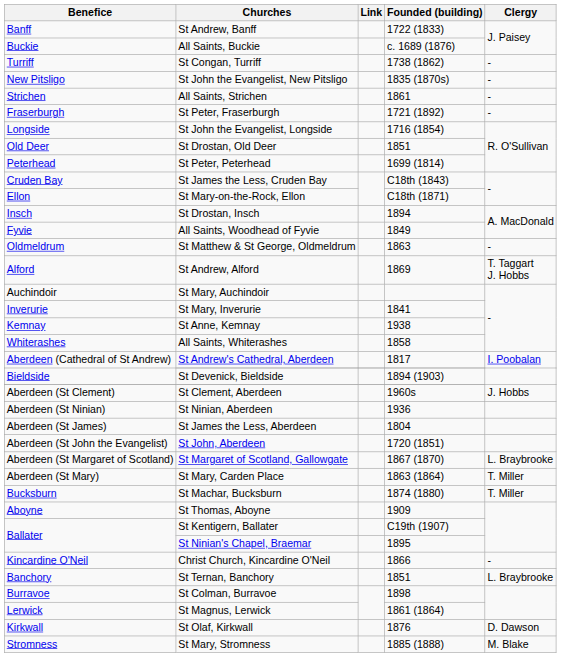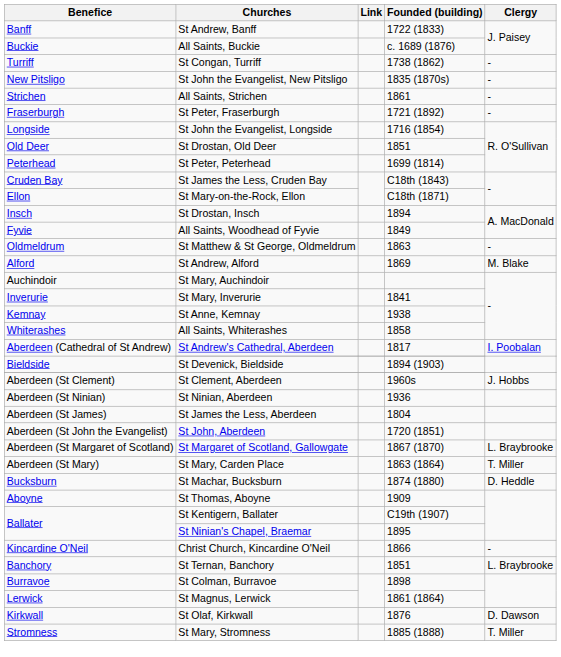(511, 270) T. Taggart J. Hobbs -> (508, 264) M. Blake
(506, 493) T. Miller -> (511, 481) D. Heddle
(508, 644) M. Blake -> (506, 632) T. Miller
